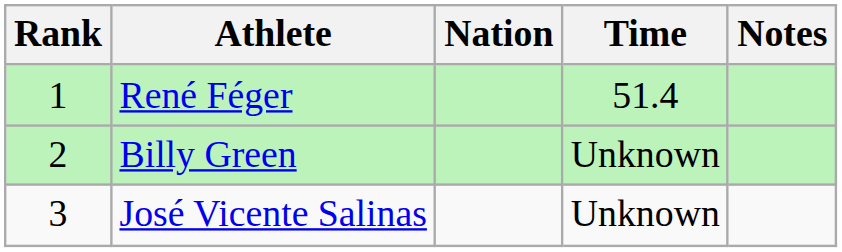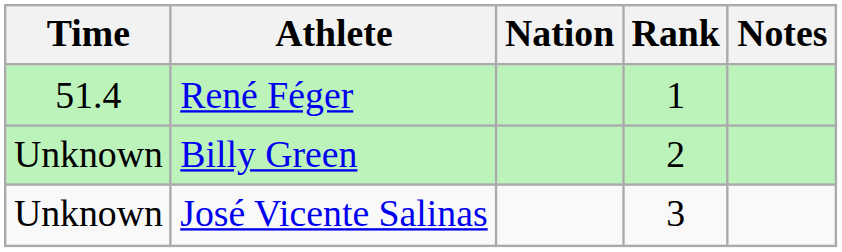columns swapped: (58, 34) <-> (645, 34)
